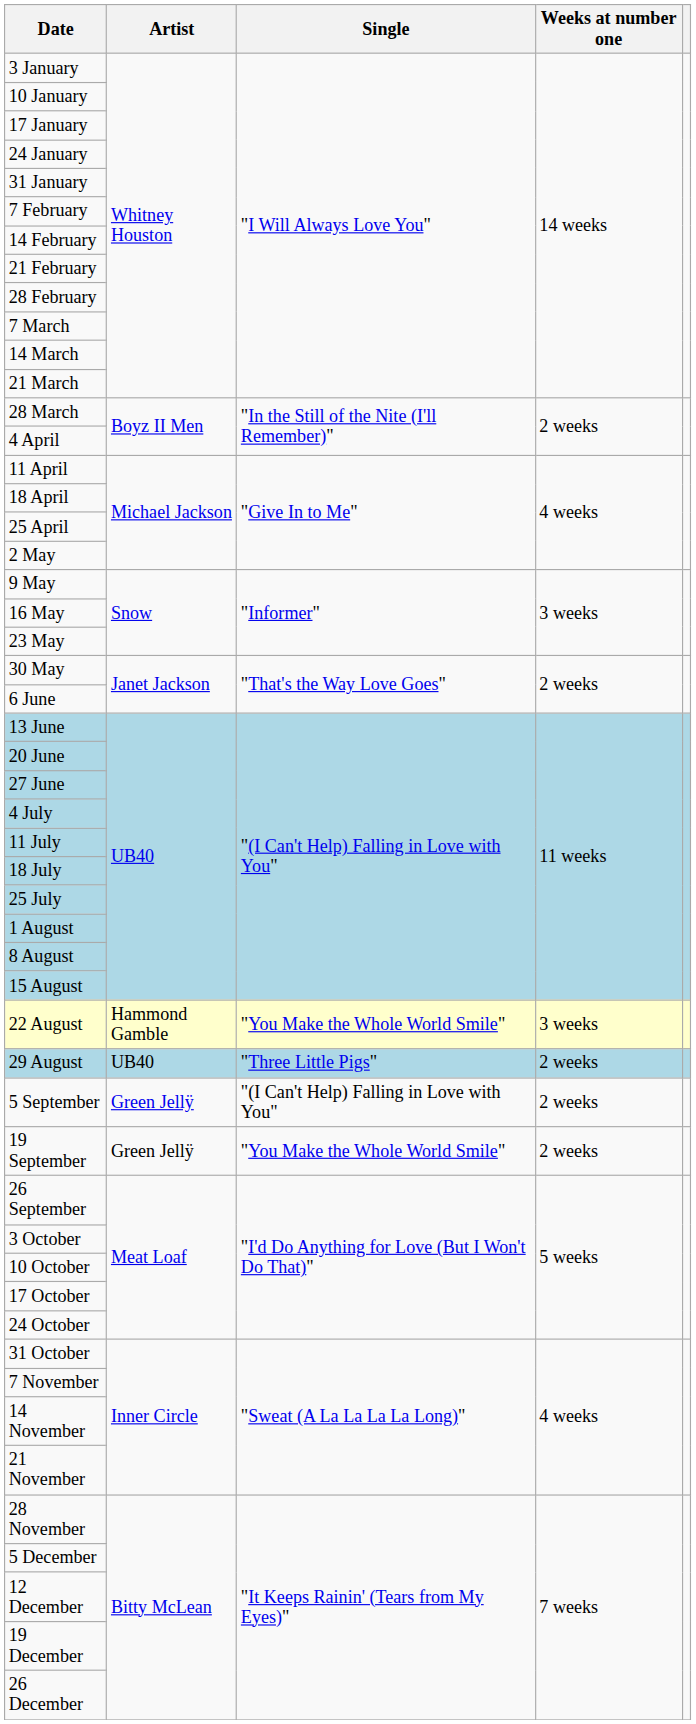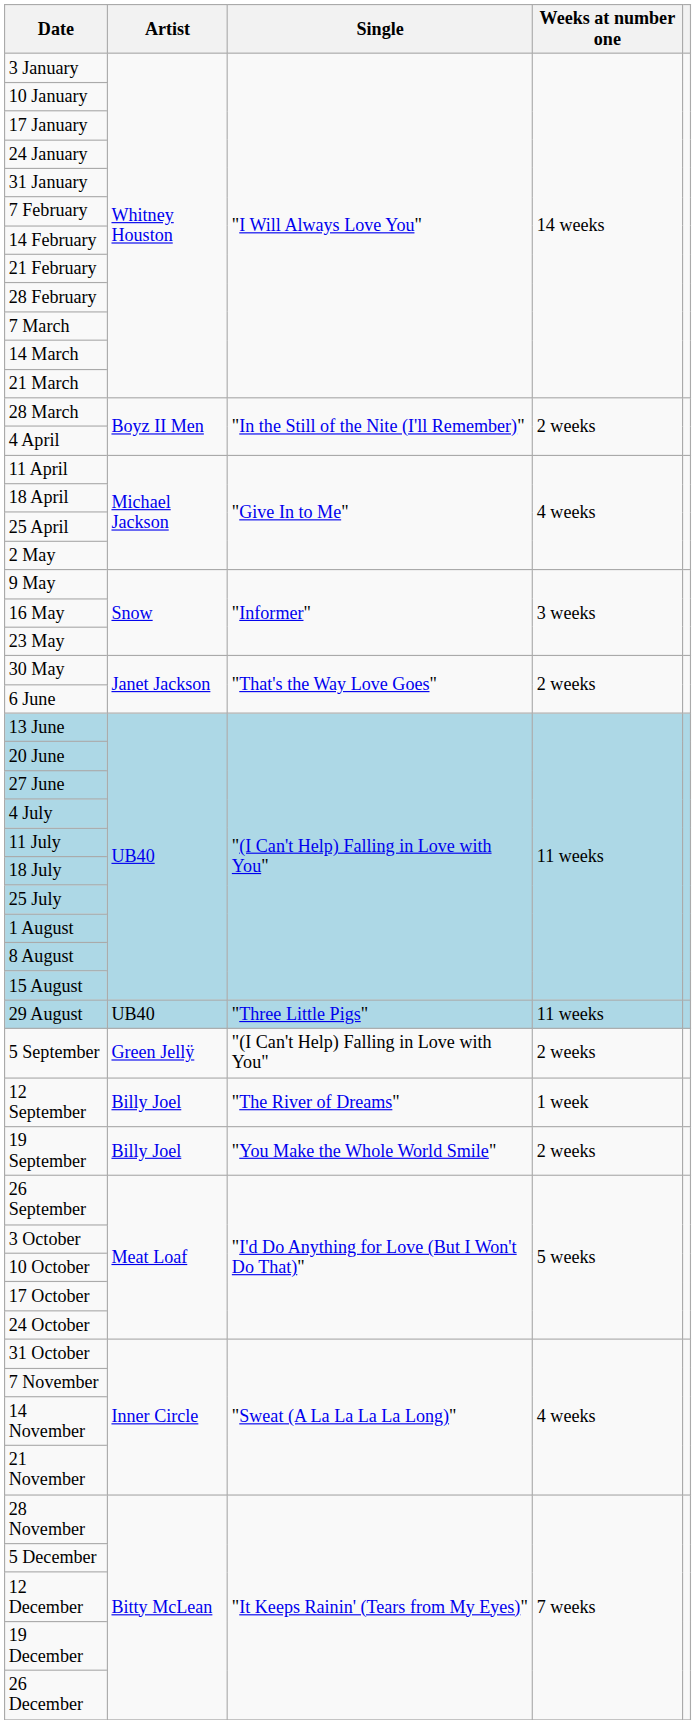- row: (46, 1024)
(569, 1063) 2 weeks -> (570, 1014) 11 weeks
+ row: (47, 1101)
(152, 1150) Green Jellÿ -> (146, 1150) Billy Joel
